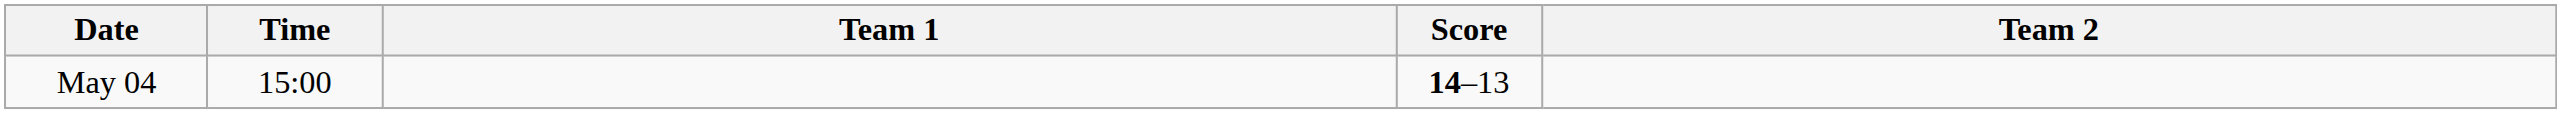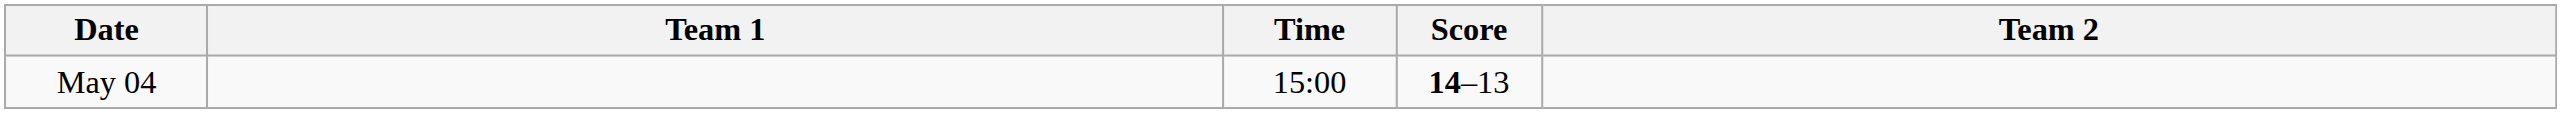columns swapped: (295, 30) <-> (889, 30)
